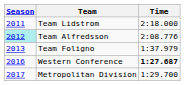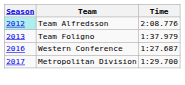- row: (69, 23)
(159, 62) bold -> (159, 49) normal
